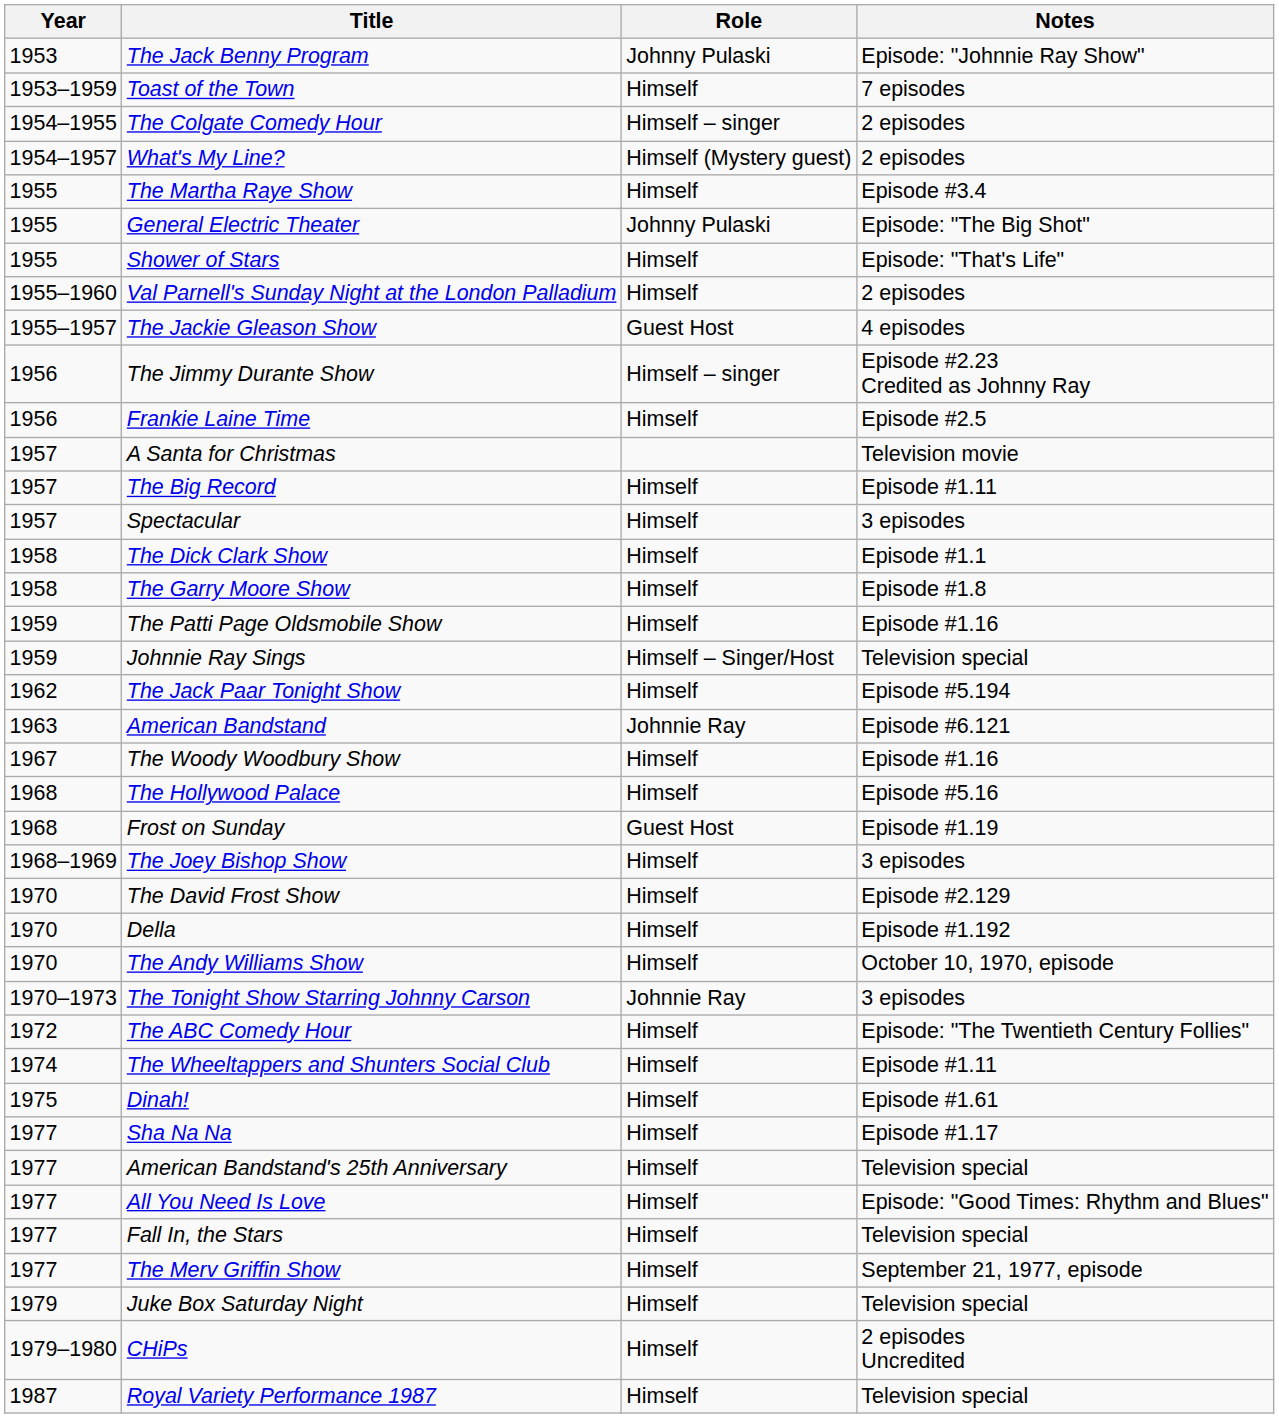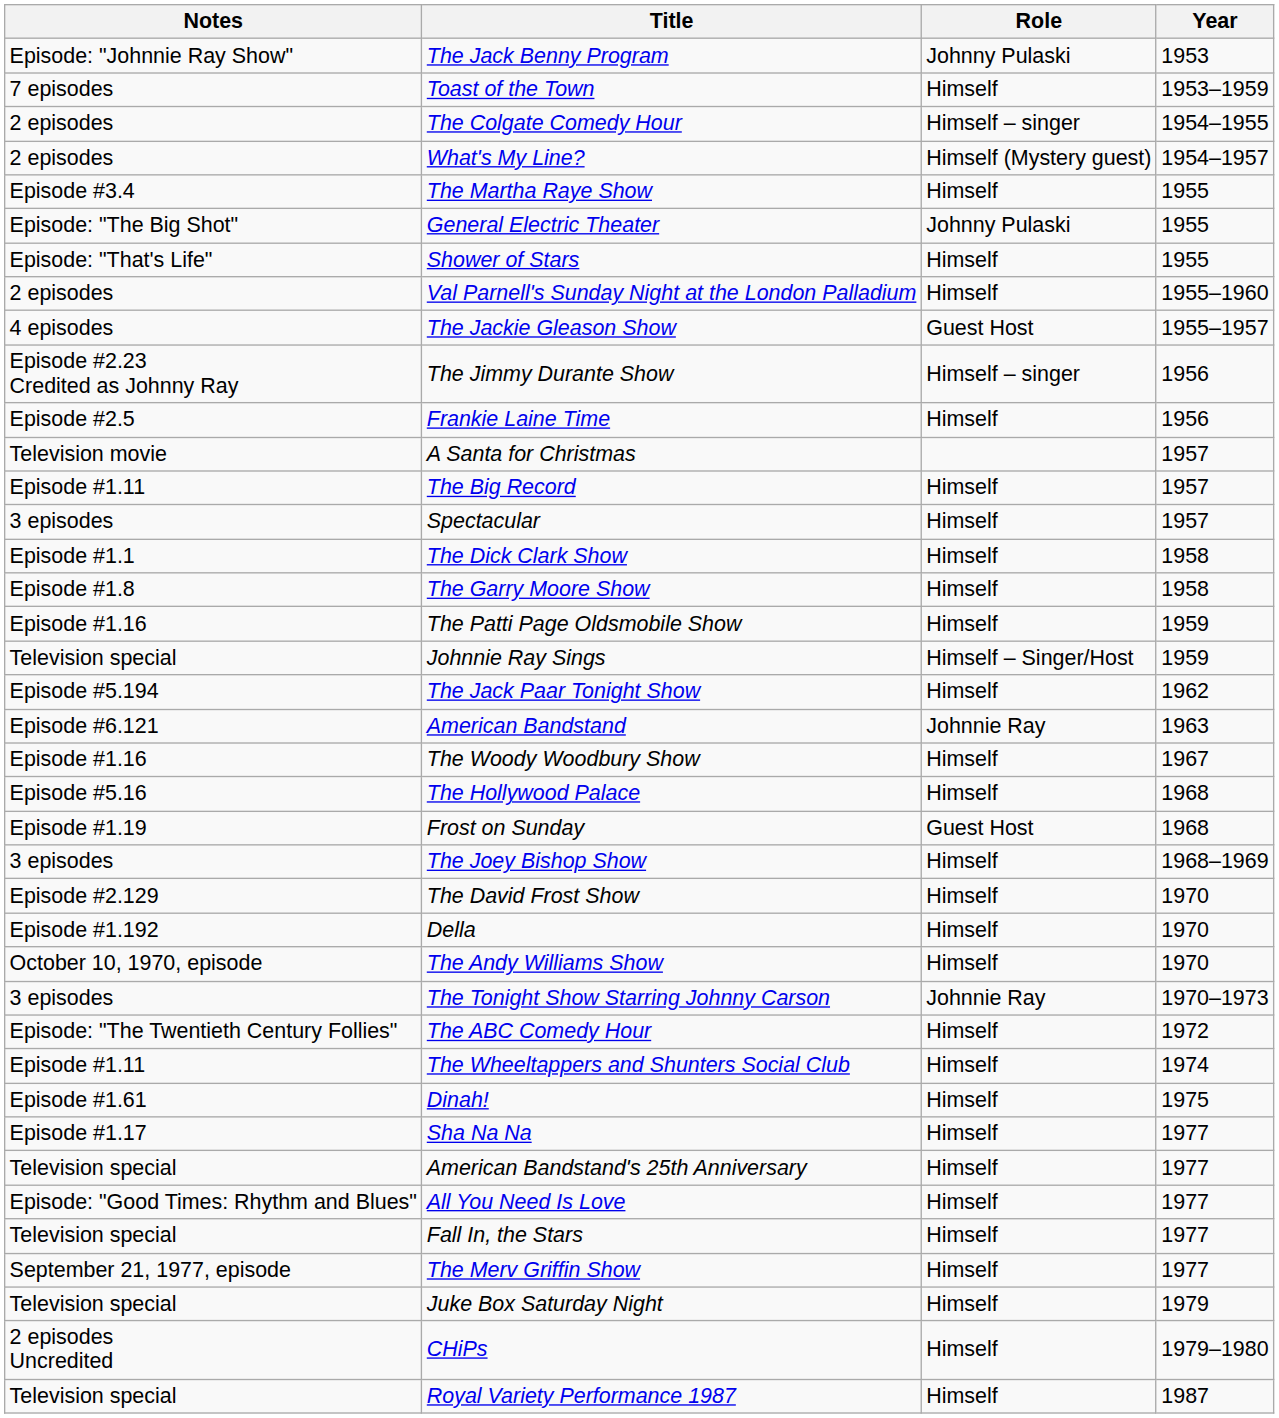columns swapped: (63, 21) <-> (1065, 21)
